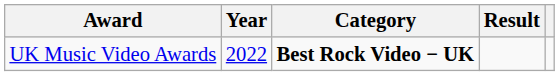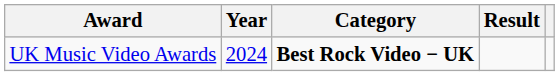(246, 53) 2022 -> (246, 53) 2024
